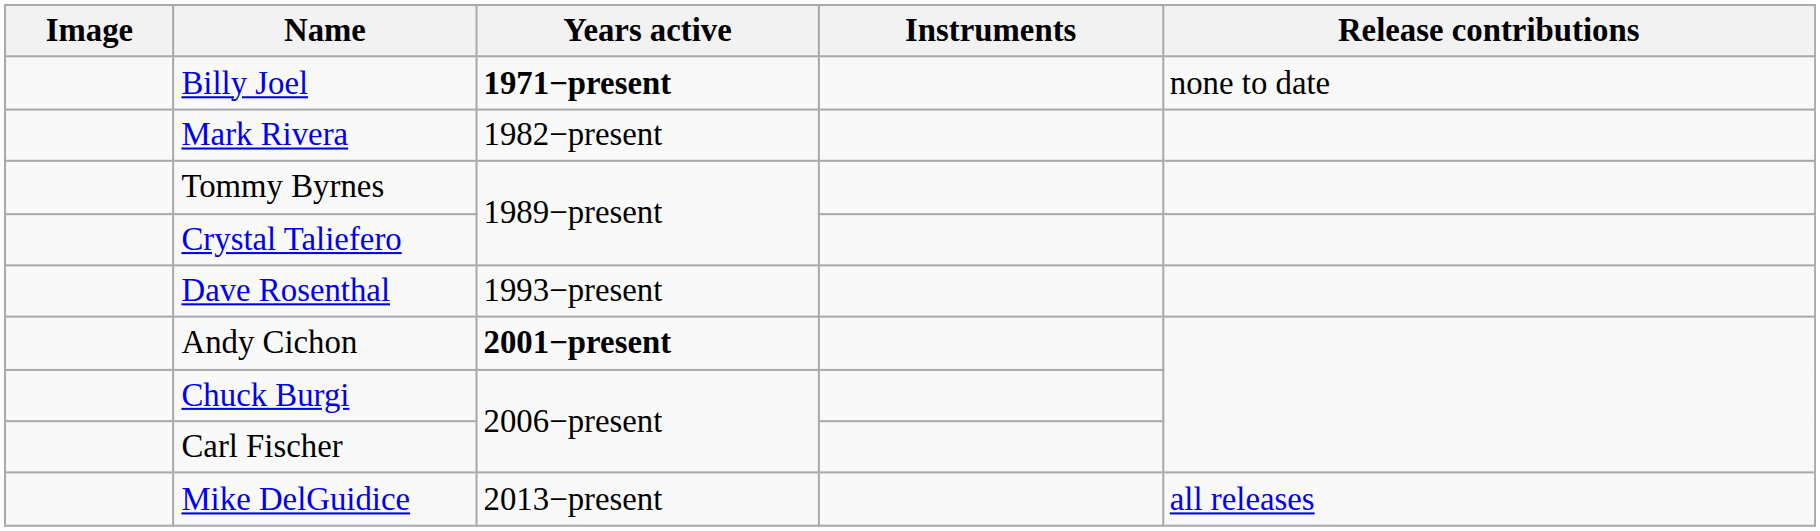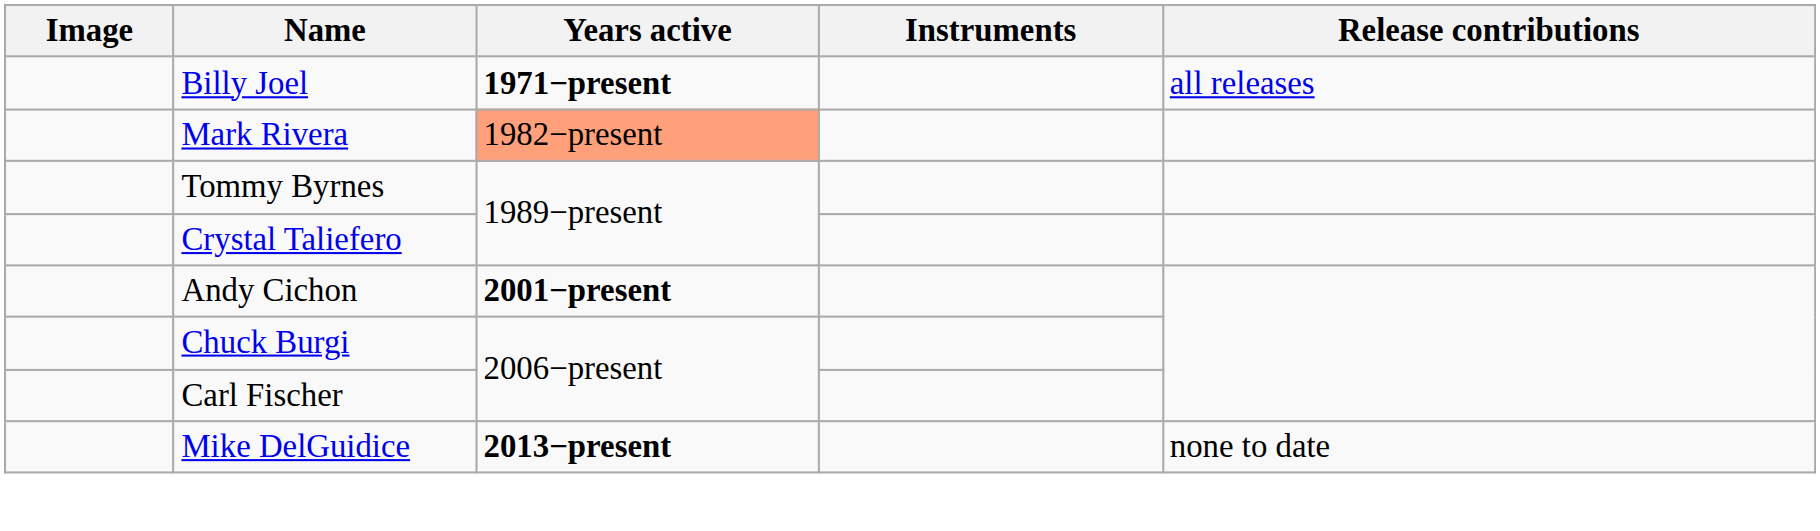(1250, 82) none to date -> (1242, 82) all releases
(573, 134) no background -> (573, 134) lightsalmon background
- row: (286, 290)
(573, 498) normal -> (577, 446) bold
(1242, 498) all releases -> (1250, 446) none to date
